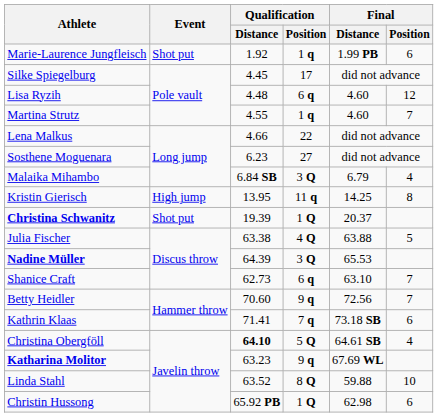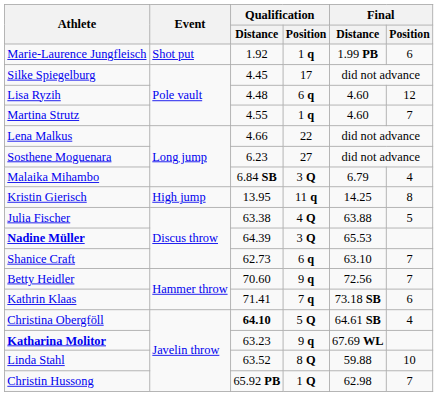- row: (61, 218)
(409, 402) 6 -> (409, 381) 7
